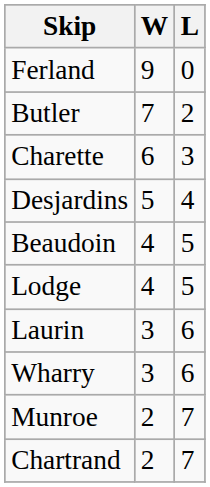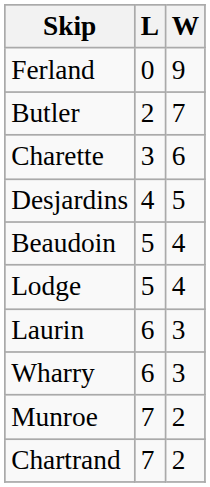columns swapped: (154, 26) <-> (190, 26)
